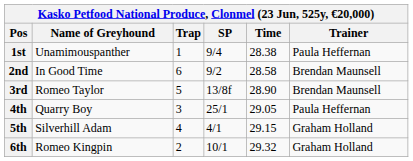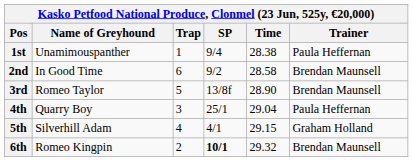(263, 109) 29.05 -> (263, 109) 29.04
(217, 147) normal -> (217, 147) bold
(333, 147) Graham Holland -> (337, 147) Brendan Maunsell
